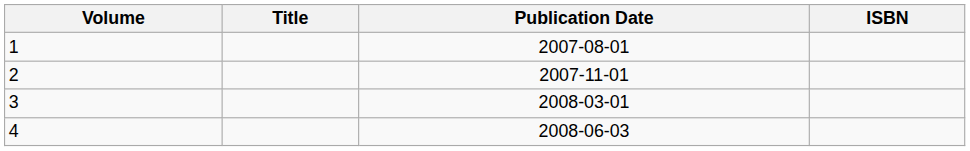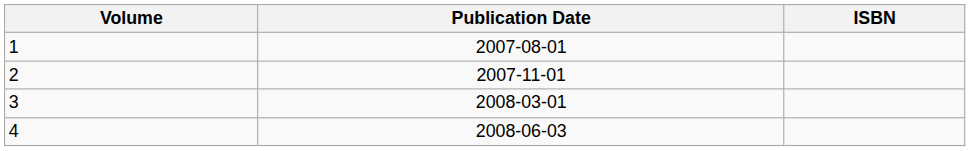- column: (290, 18)
